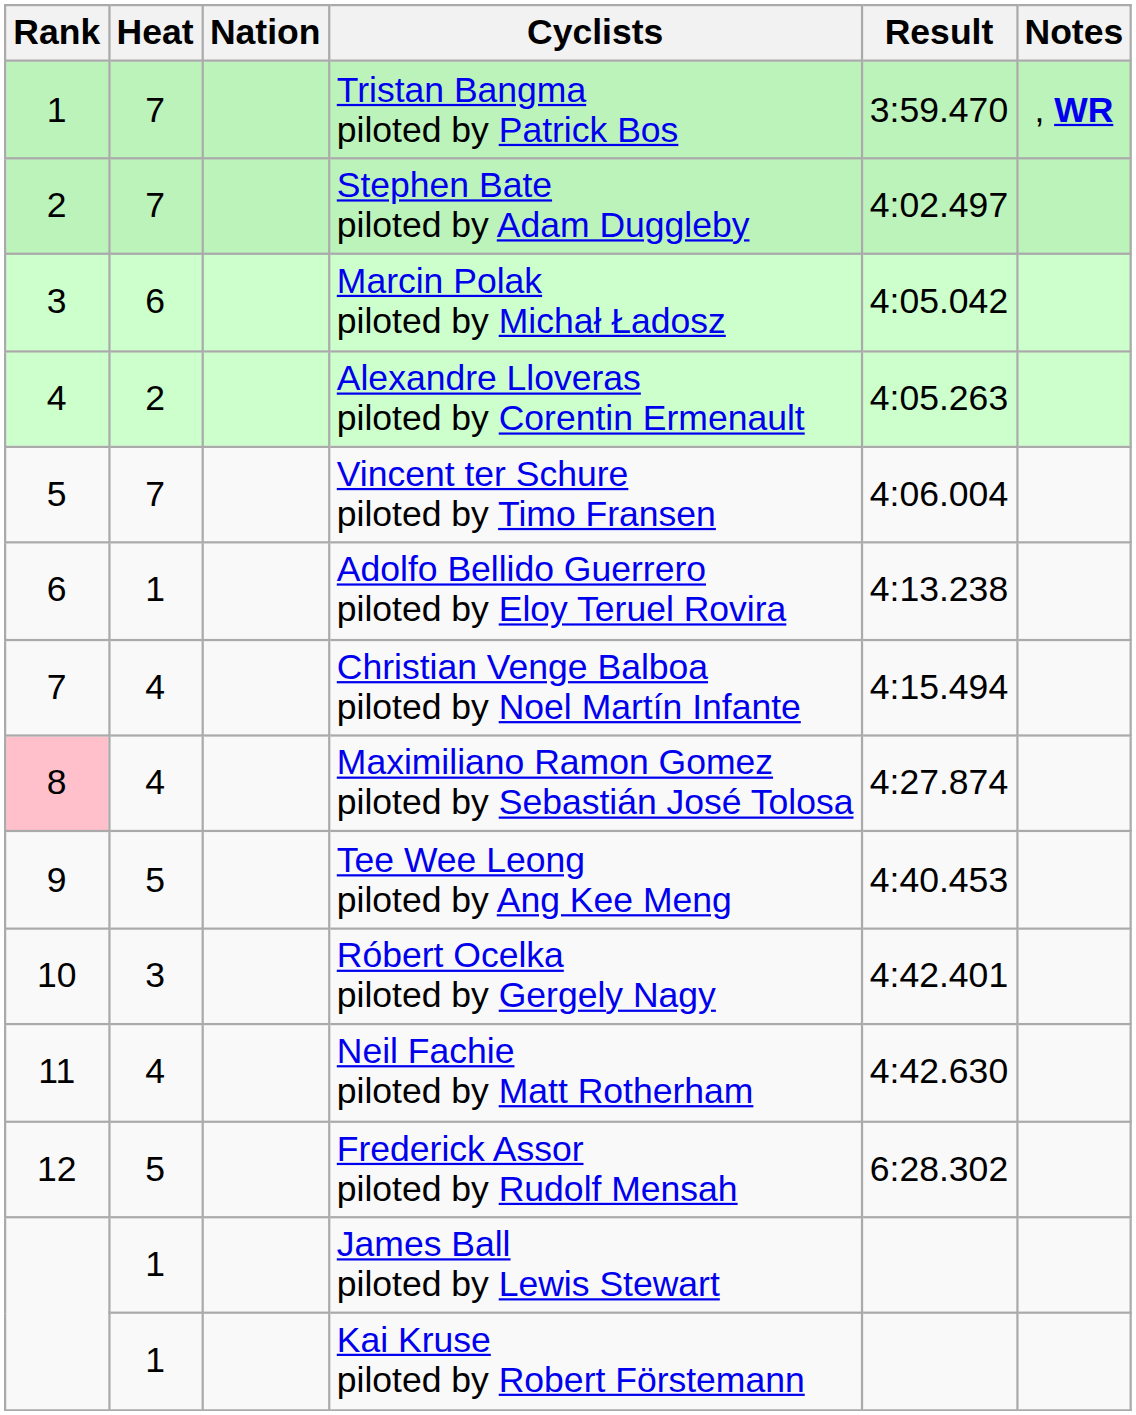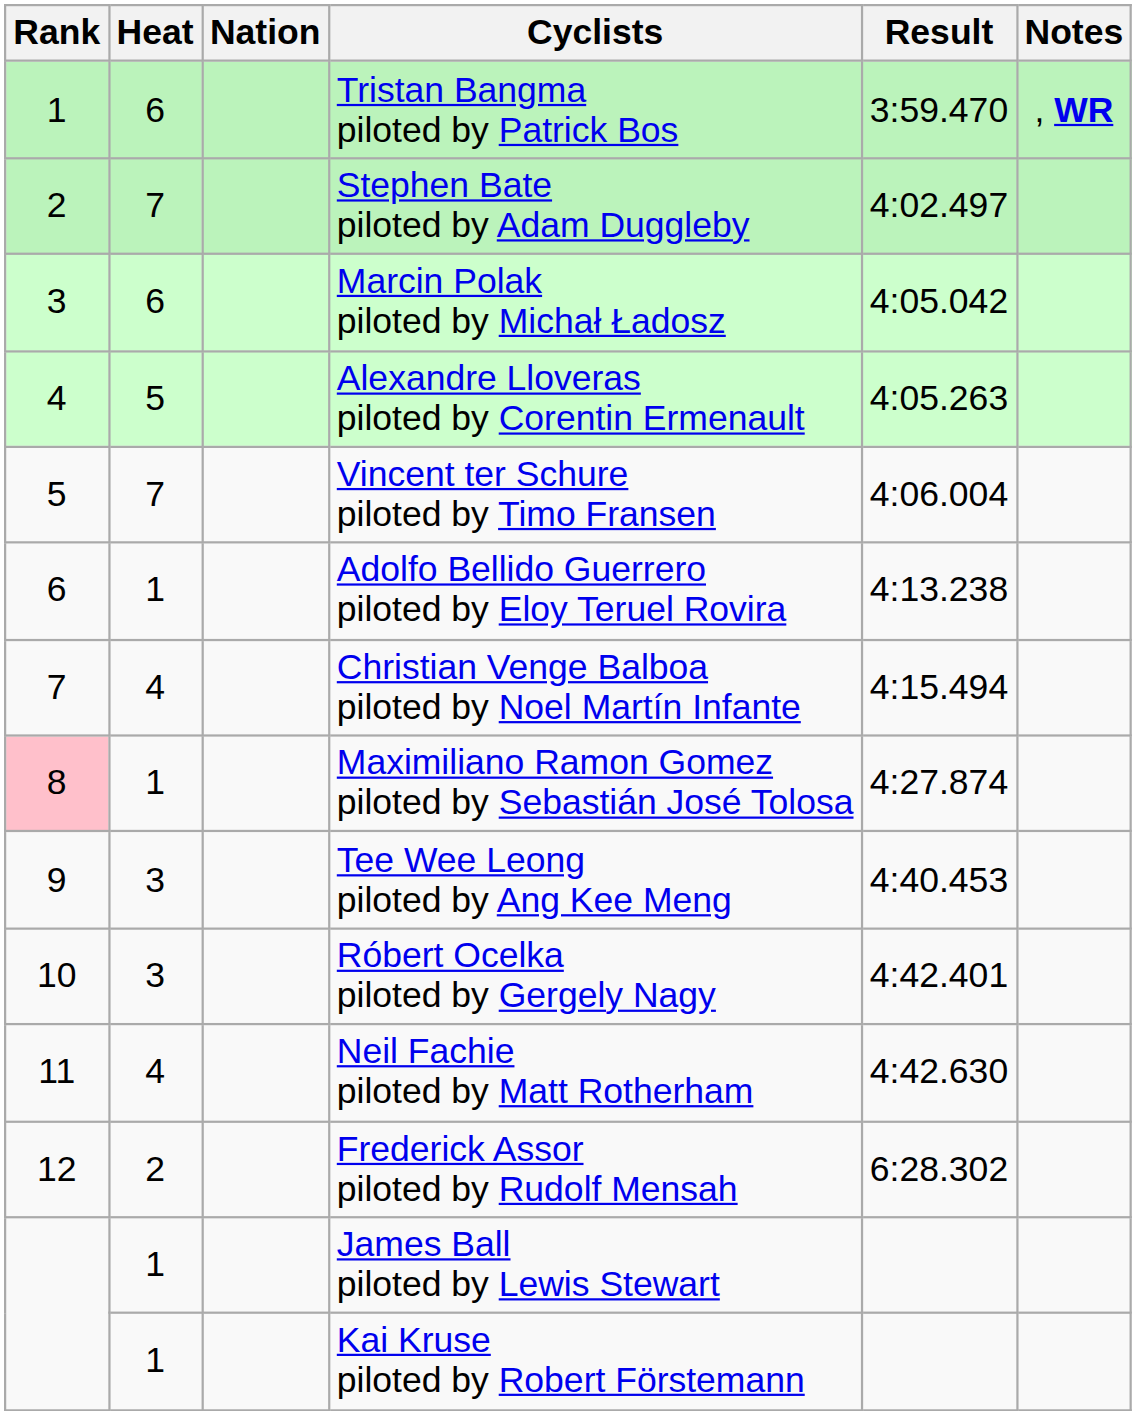(155, 108) 7 -> (155, 108) 6
(155, 397) 2 -> (155, 397) 5
(155, 783) 4 -> (155, 783) 1
(155, 879) 5 -> (155, 879) 3
(155, 1168) 5 -> (155, 1168) 2
